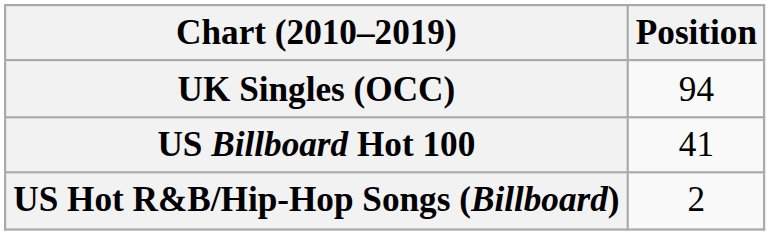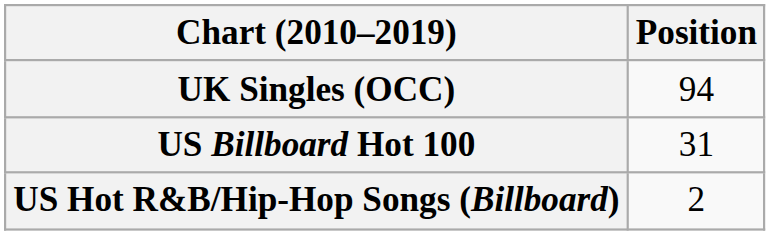(696, 144) 41 -> (696, 144) 31
